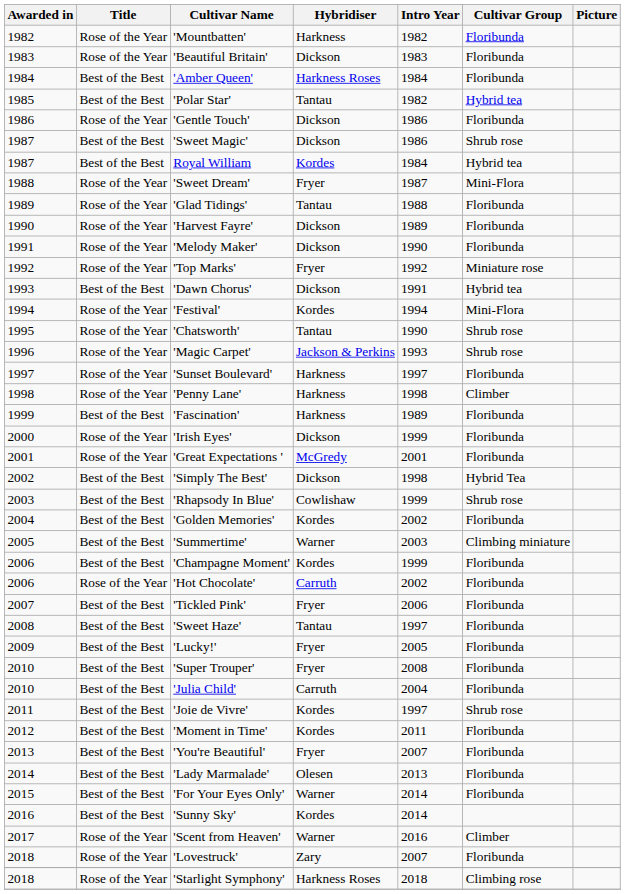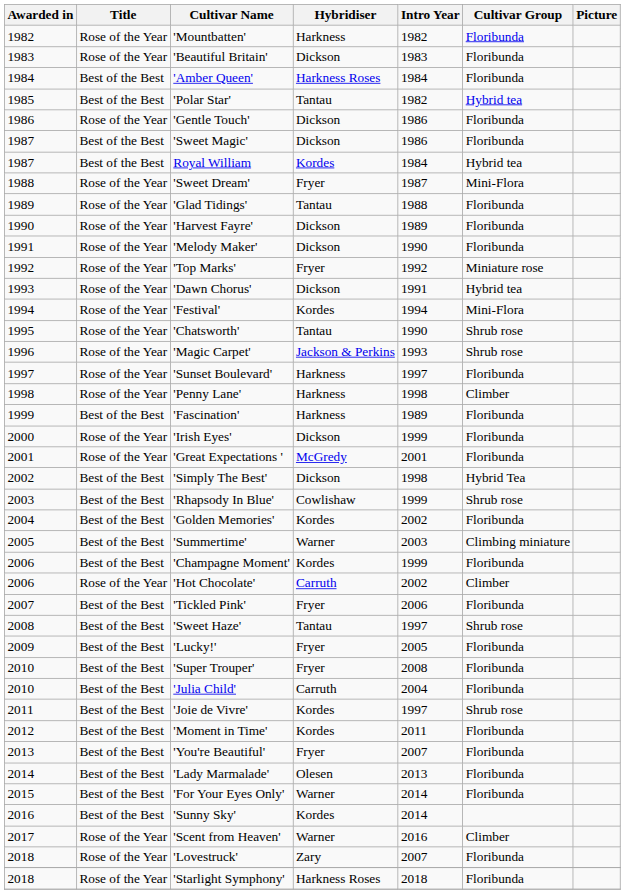(494, 141) Shrub rose -> (495, 141) Floribunda
(122, 288) Best of the Best -> (123, 288) Rose of the Year
(495, 583) Floribunda -> (487, 583) Climber
(495, 625) Floribunda -> (494, 625) Shrub rose
(504, 878) Climbing rose -> (495, 878) Floribunda
